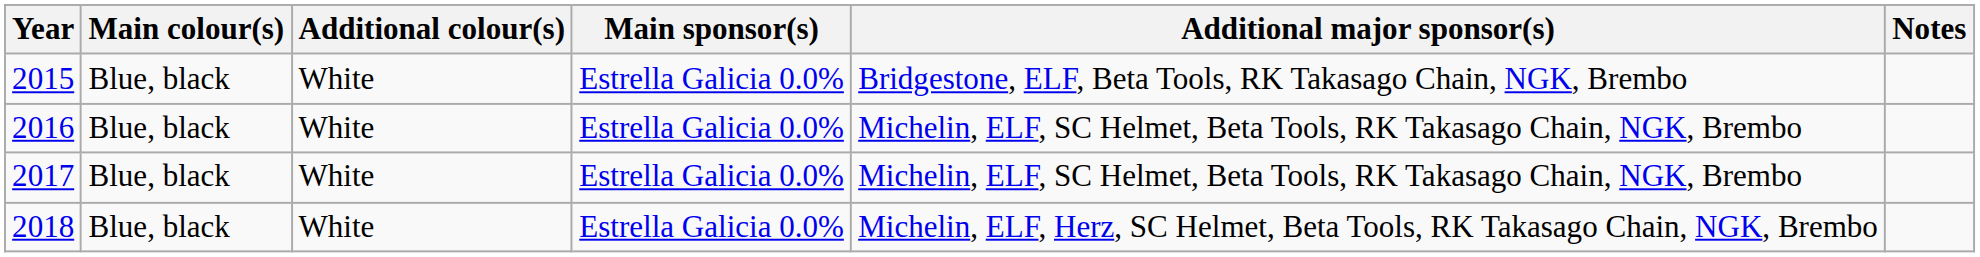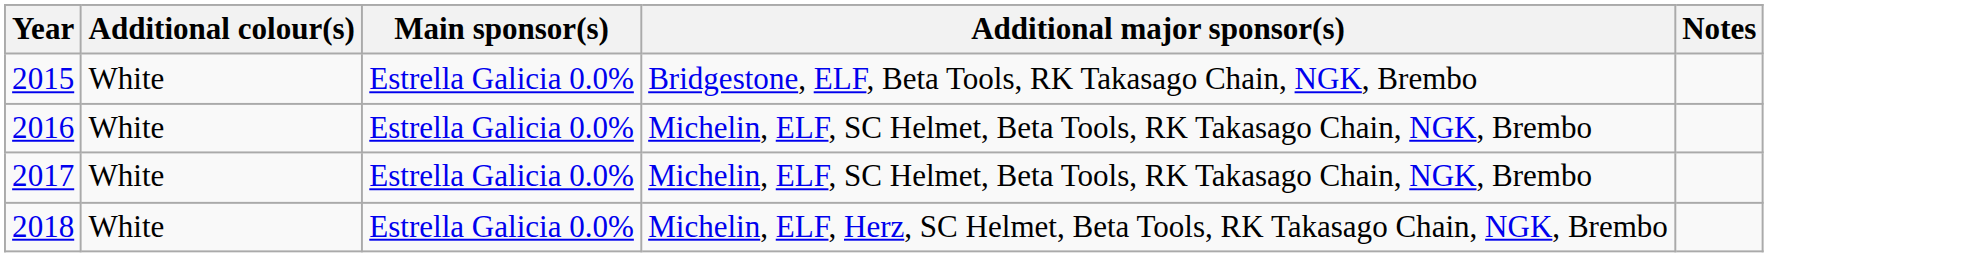- column: (186, 29)
